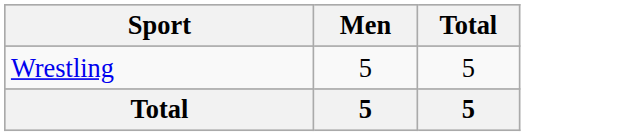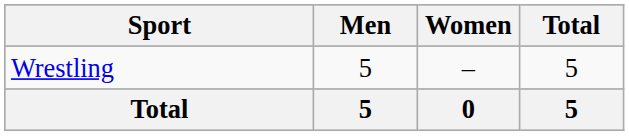+ column: (468, 25)
